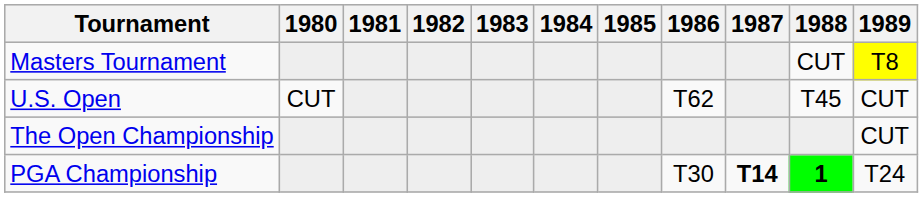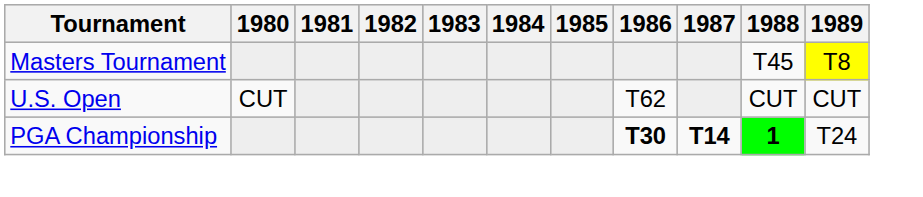(821, 61) CUT -> (773, 61) T45
(821, 99) T45 -> (773, 99) CUT
- row: (142, 136)
(694, 174) normal -> (646, 136) bold
